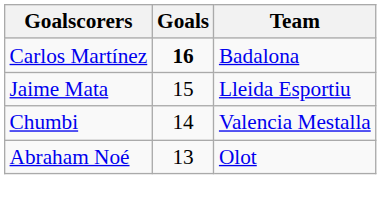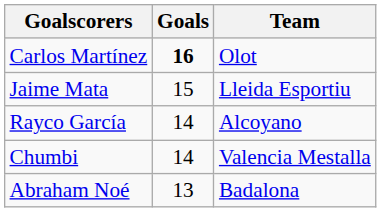(259, 55) Badalona -> (238, 55) Olot
+ row: (68, 122)
(238, 156) Olot -> (259, 190) Badalona
